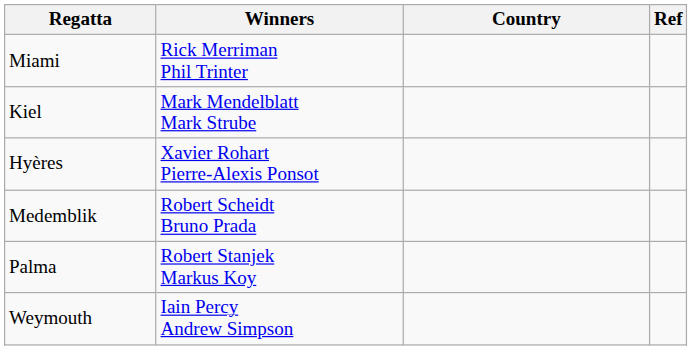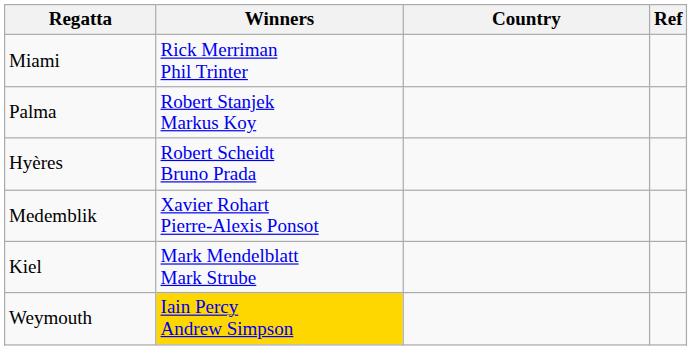rows swapped: (33, 266) <-> (25, 112)
(240, 163) Xavier Rohart Pierre-Alexis Ponsot -> (217, 163) Robert Scheidt Bruno Prada
(217, 215) Robert Scheidt Bruno Prada -> (240, 215) Xavier Rohart Pierre-Alexis Ponsot
(227, 318) no background -> (227, 318) gold background
